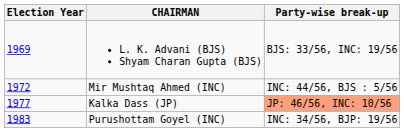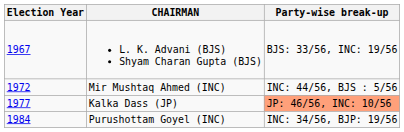(19, 50) 1969 -> (19, 50) 1967
(19, 119) 1983 -> (19, 119) 1984
